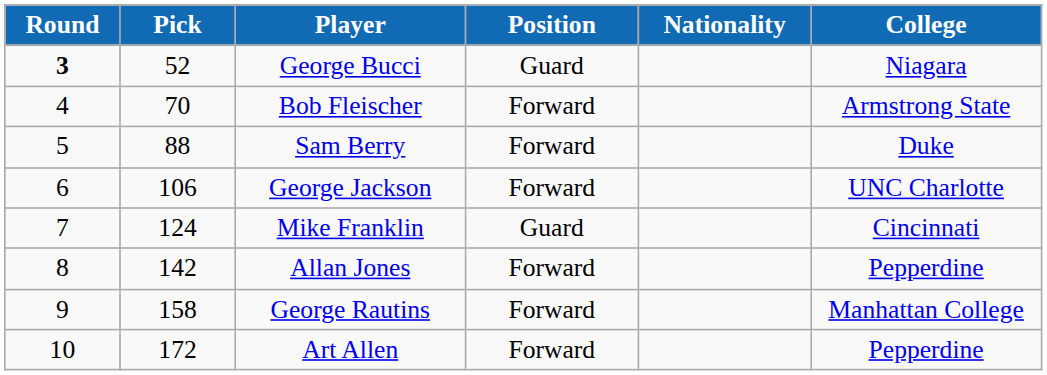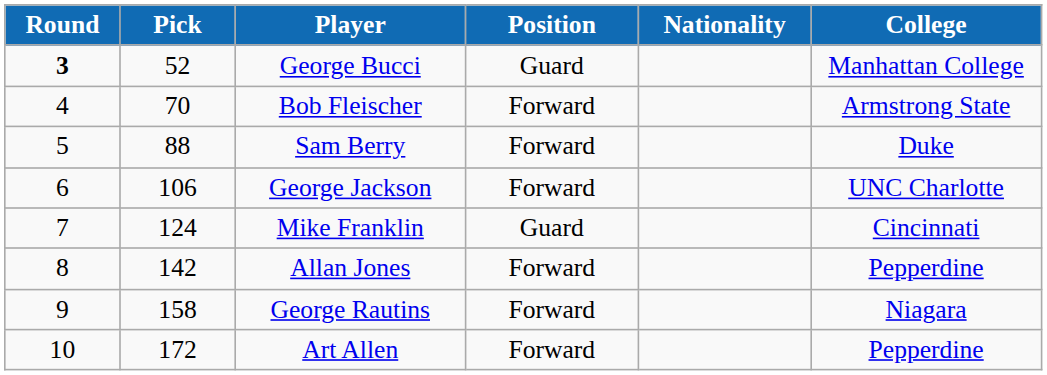(926, 65) Niagara -> (926, 65) Manhattan College
(926, 308) Manhattan College -> (926, 308) Niagara
